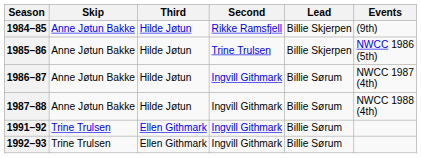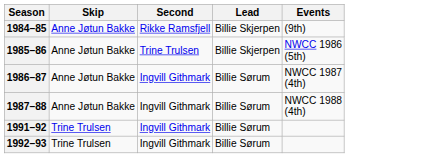- column: (173, 12)
